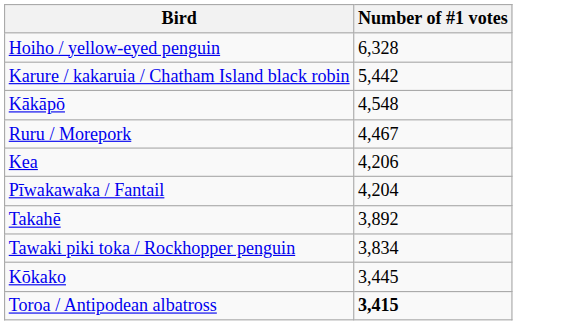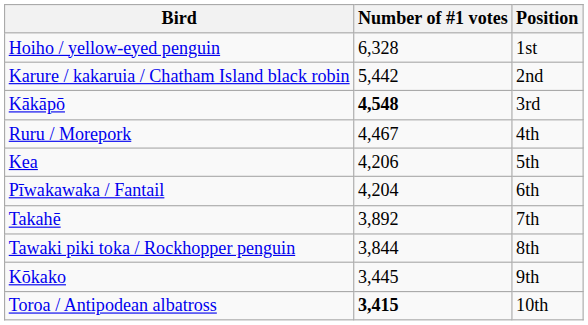+ column: (547, 18)
(378, 104) normal -> (378, 104) bold
(378, 248) 3,834 -> (378, 248) 3,844
